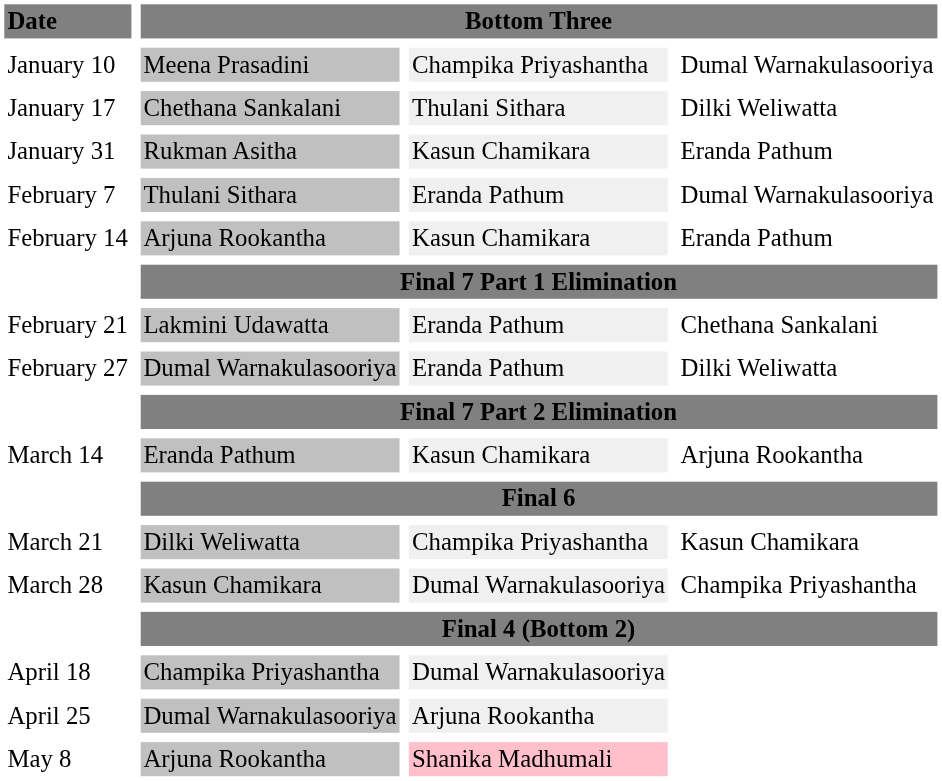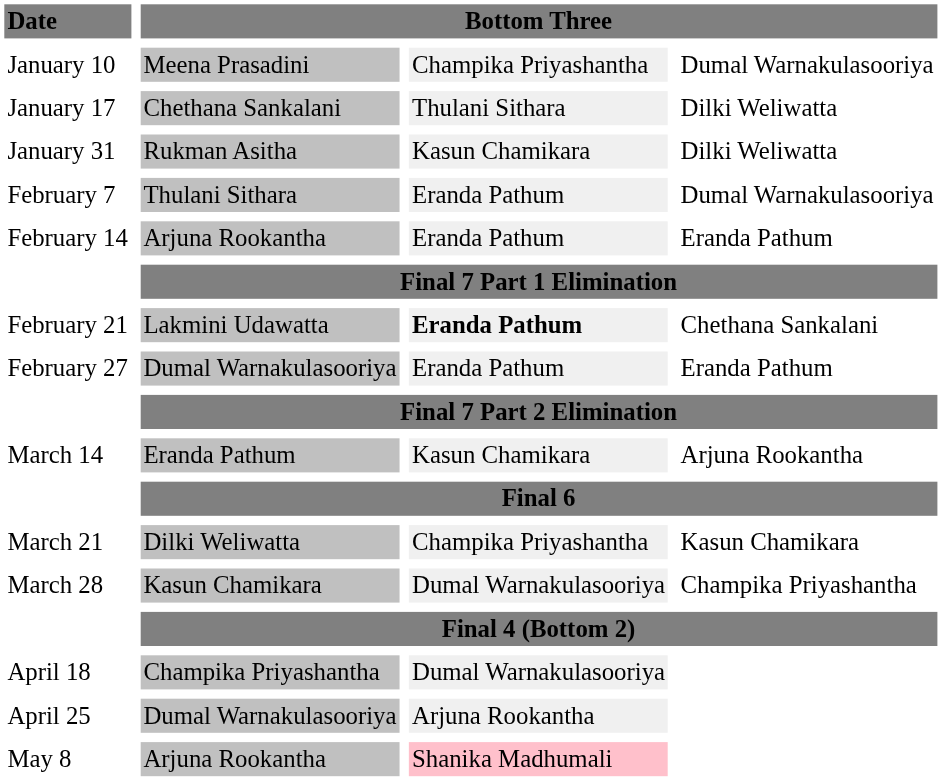(757, 151) Eranda Pathum -> (759, 151) Dilki Weliwatta
(501, 238) Kasun Chamikara -> (488, 238) Eranda Pathum
(488, 324) normal -> (497, 324) bold
(759, 368) Dilki Weliwatta -> (757, 368) Eranda Pathum
